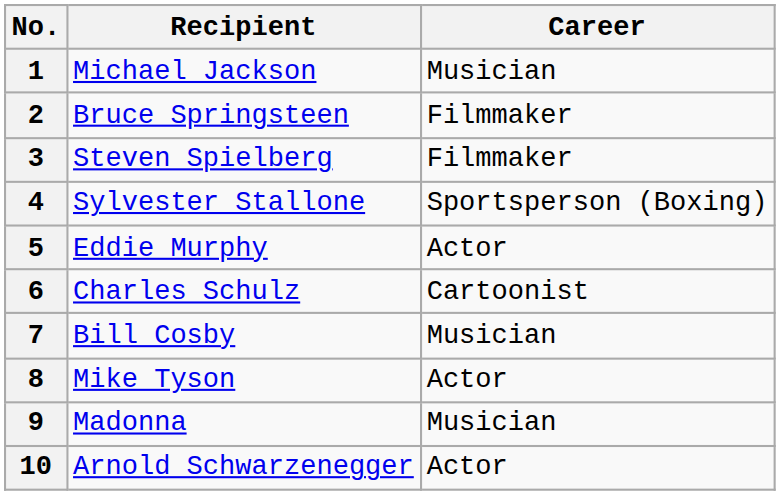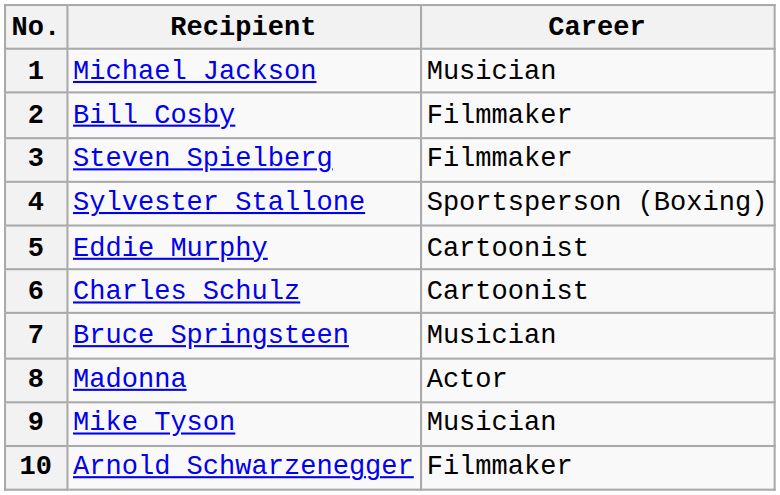(211, 115) Bruce Springsteen -> (154, 115) Bill Cosby
(467, 247) Actor -> (508, 247) Cartoonist
(154, 336) Bill Cosby -> (211, 336) Bruce Springsteen
(154, 380) Mike Tyson -> (130, 380) Madonna
(130, 424) Madonna -> (154, 424) Mike Tyson
(467, 468) Actor -> (500, 468) Filmmaker
